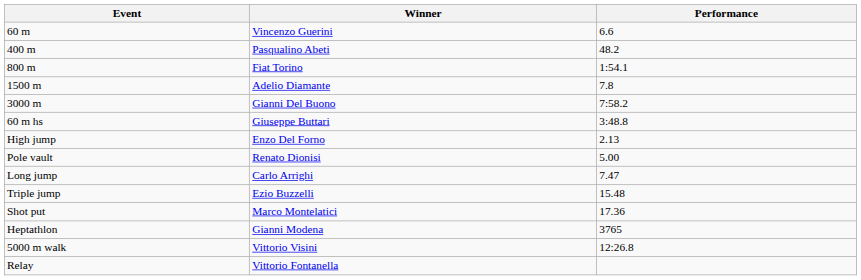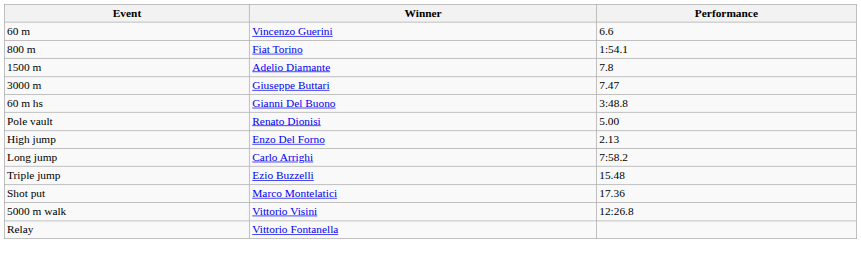- row: (21, 49)
(294, 103) Gianni Del Buono -> (291, 85) Giuseppe Buttari
(614, 103) 7:58.2 -> (609, 85) 7.47
(291, 121) Giuseppe Buttari -> (294, 103) Gianni Del Buono
rows swapped: (31, 139) <-> (30, 157)
(609, 175) 7.47 -> (614, 157) 7:58.2
- row: (32, 229)
